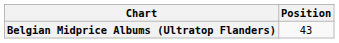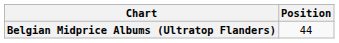(306, 30) 43 -> (306, 30) 44
